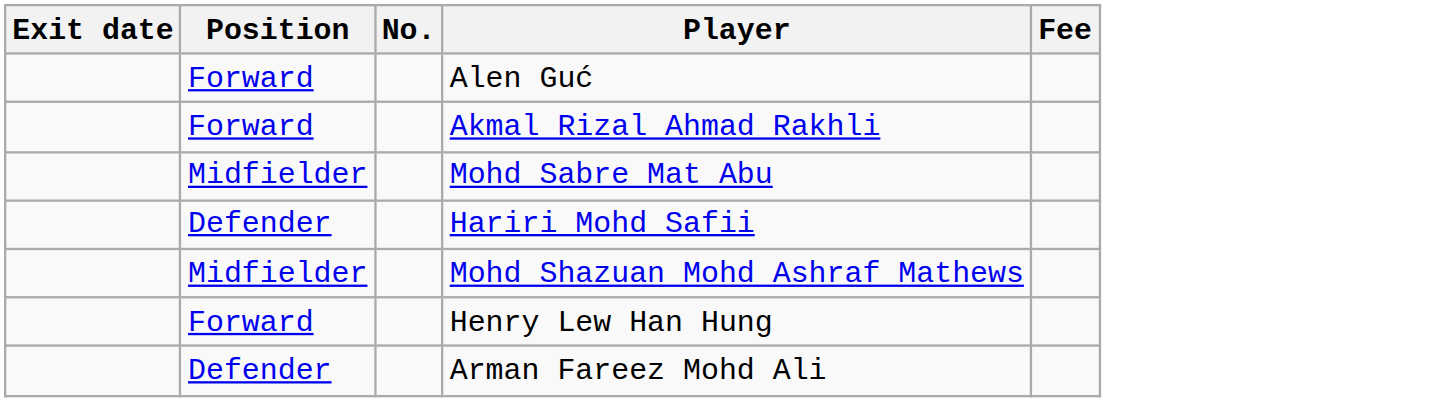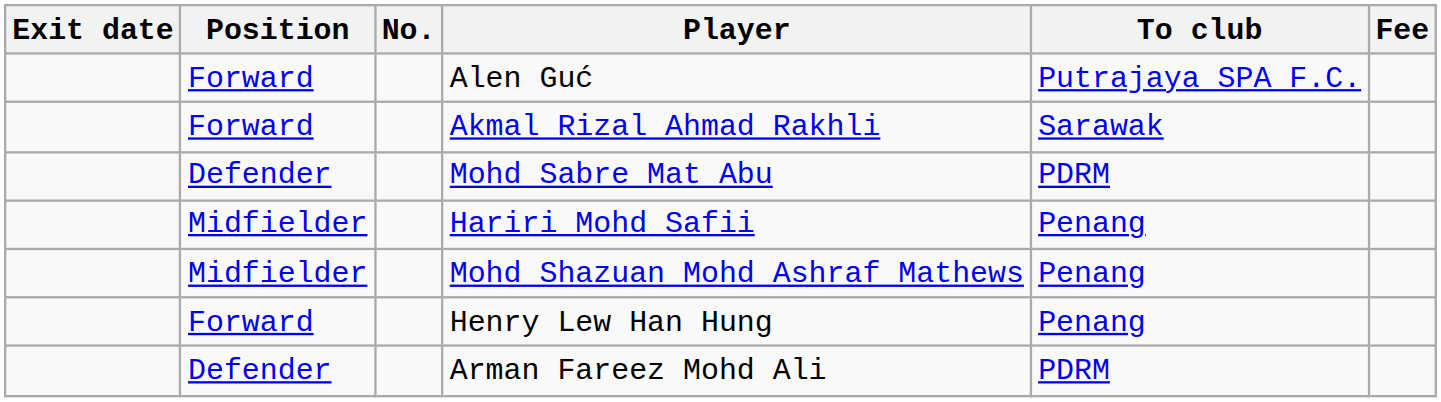+ column: (1200, 30)
(278, 176) Midfielder -> (260, 176) Defender
(260, 224) Defender -> (278, 224) Midfielder
